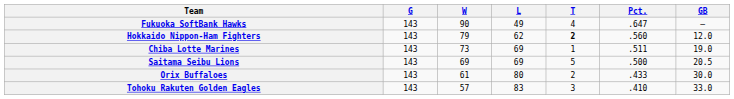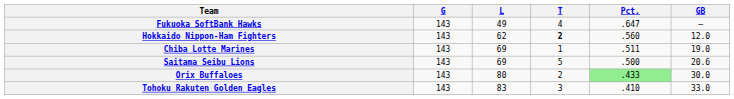- column: (465, 11)
(703, 62) 20.5 -> (701, 62) 20.6
(638, 75) no background -> (630, 75) lightgreen background
